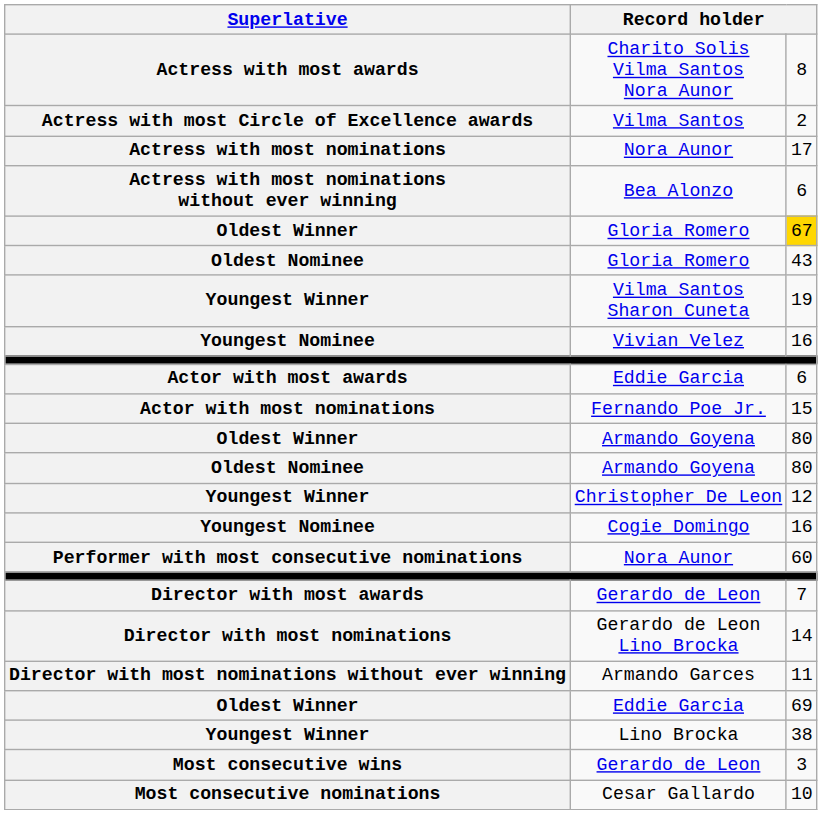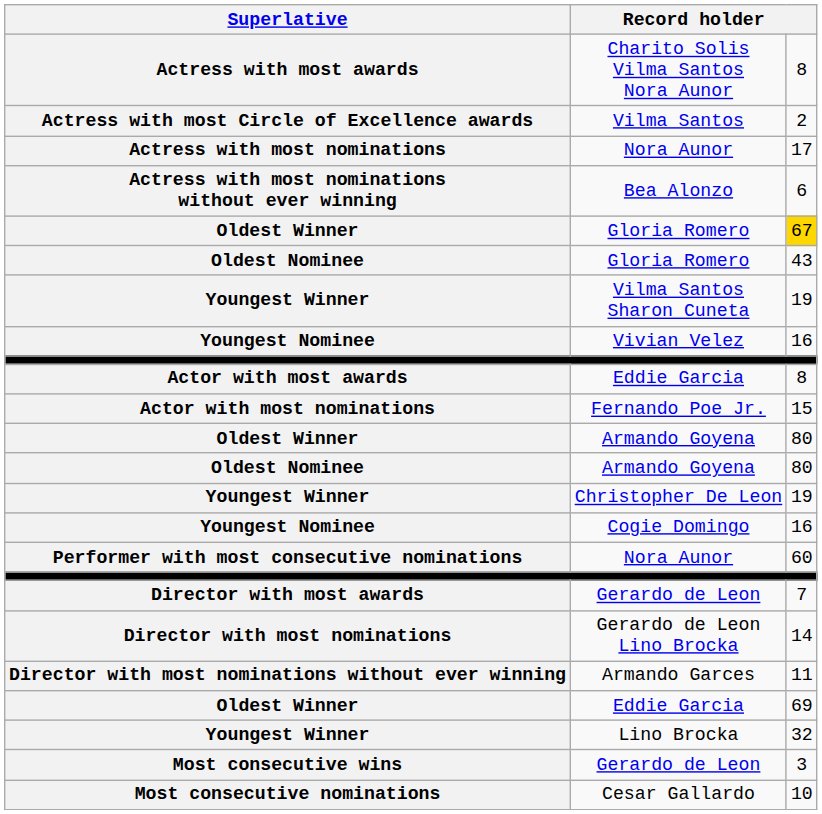(802, 379) 6 -> (802, 379) 8
(802, 498) 12 -> (802, 498) 19
(802, 735) 38 -> (802, 735) 32
